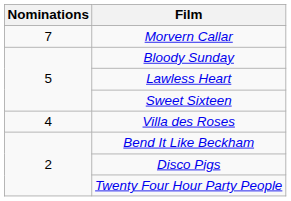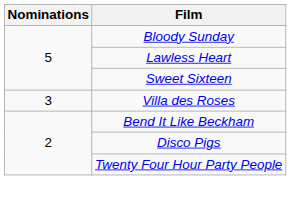- row: (189, 36)
(48, 121) 4 -> (48, 100) 3
